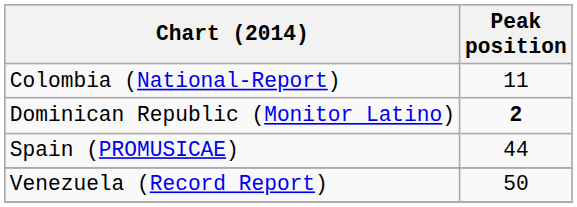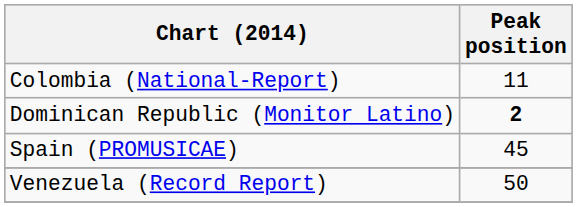(516, 150) 44 -> (516, 150) 45
